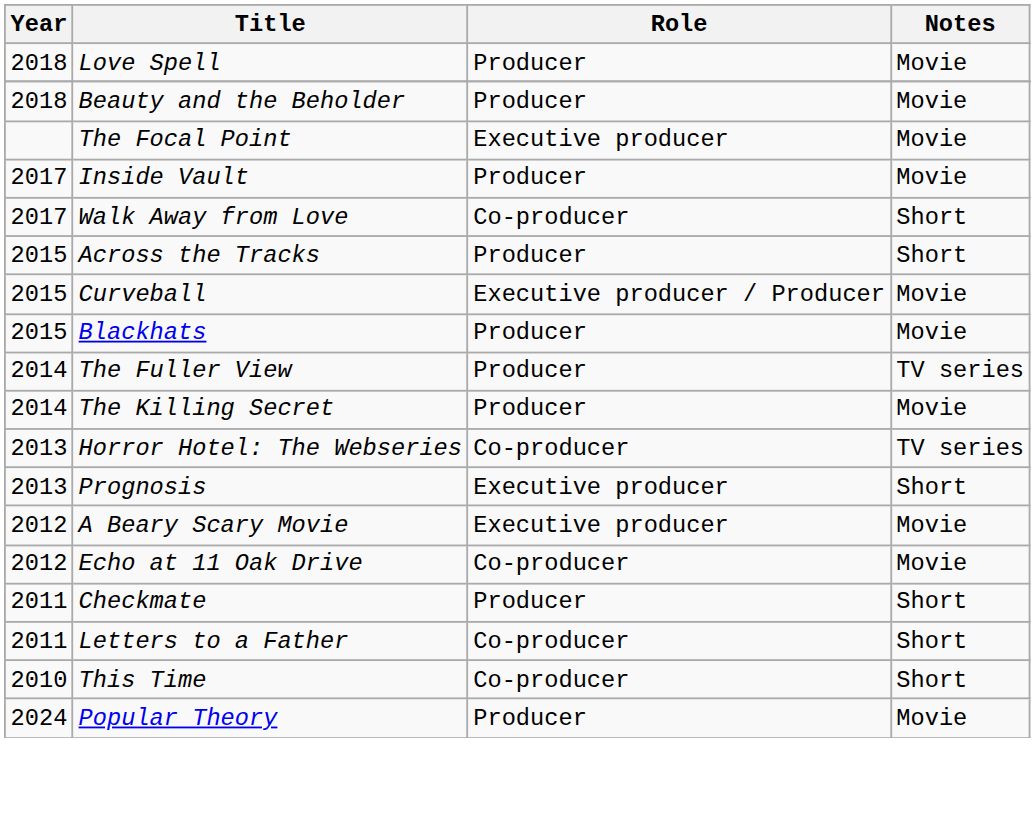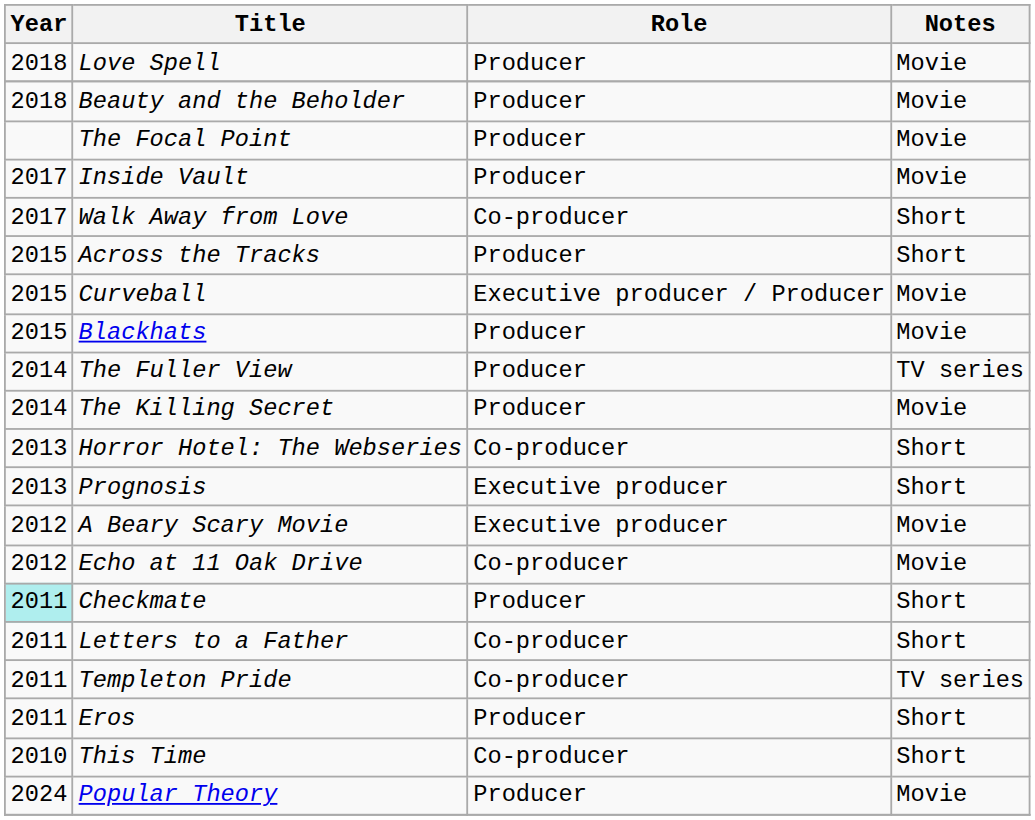(601, 140) Executive producer -> (530, 140) Producer
(960, 448) TV series -> (932, 448) Short
(39, 603) no background -> (39, 603) paleturquoise background
+ row: (185, 680)
+ row: (107, 718)
